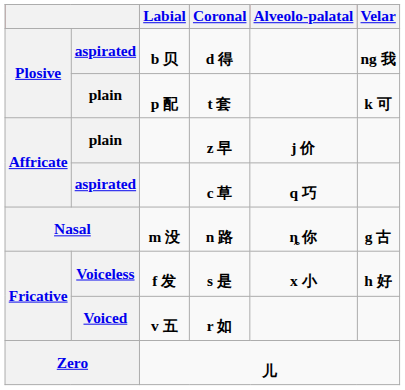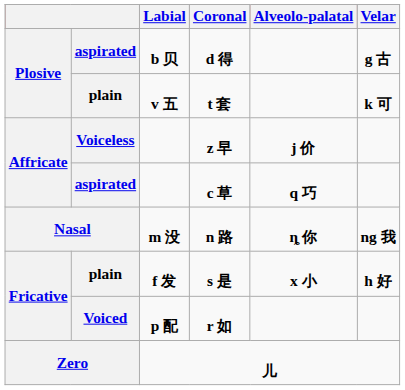(378, 59) ng 我 -> (378, 59) g 古
(165, 103) p 配 -> (165, 103) v 五
(105, 140) plain -> (105, 140) Voiceless
(378, 237) g 古 -> (378, 237) ng 我
(105, 273) Voiceless -> (105, 273) plain
(165, 326) v 五 -> (165, 326) p 配
